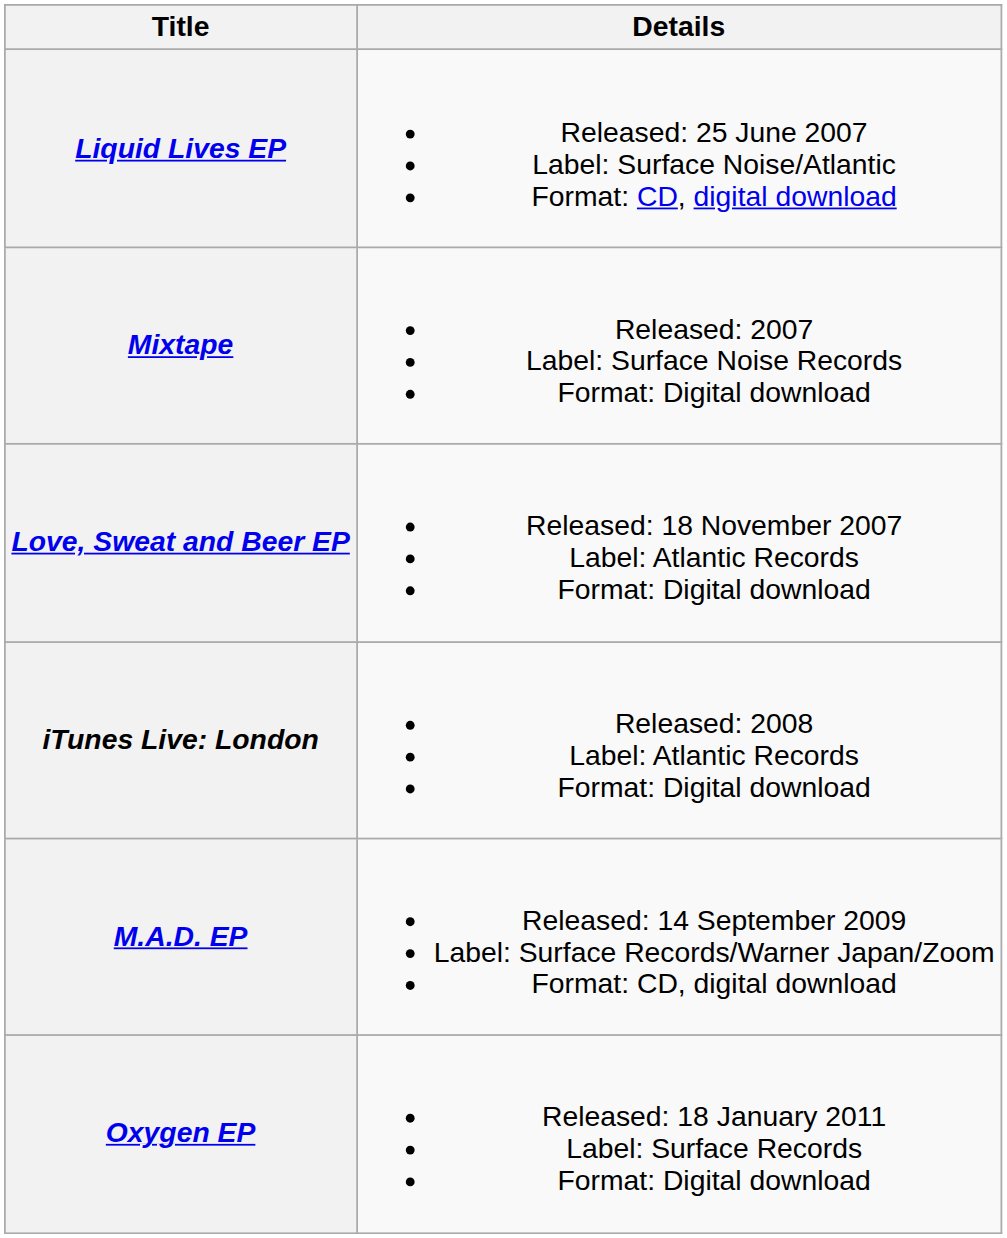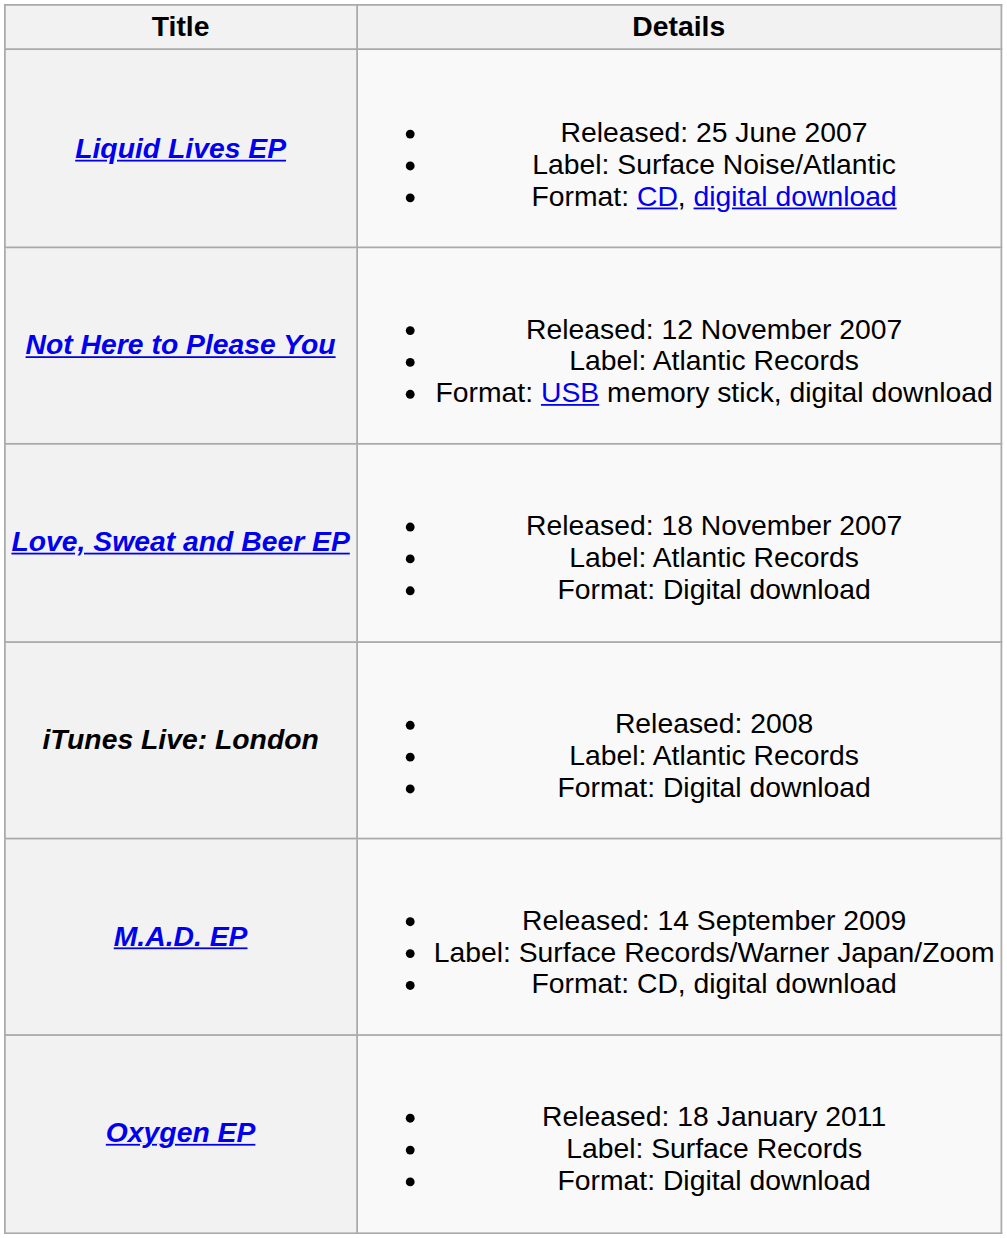- row: (181, 345)
+ row: (181, 345)
